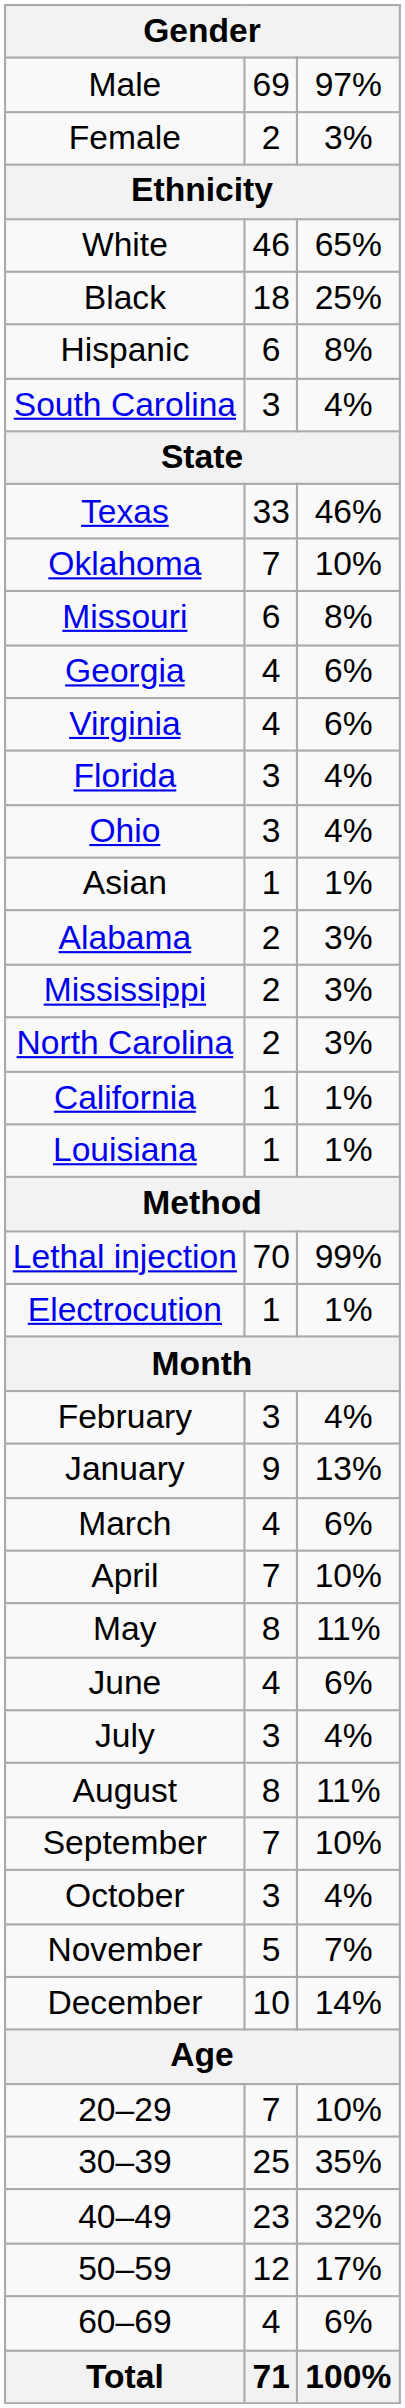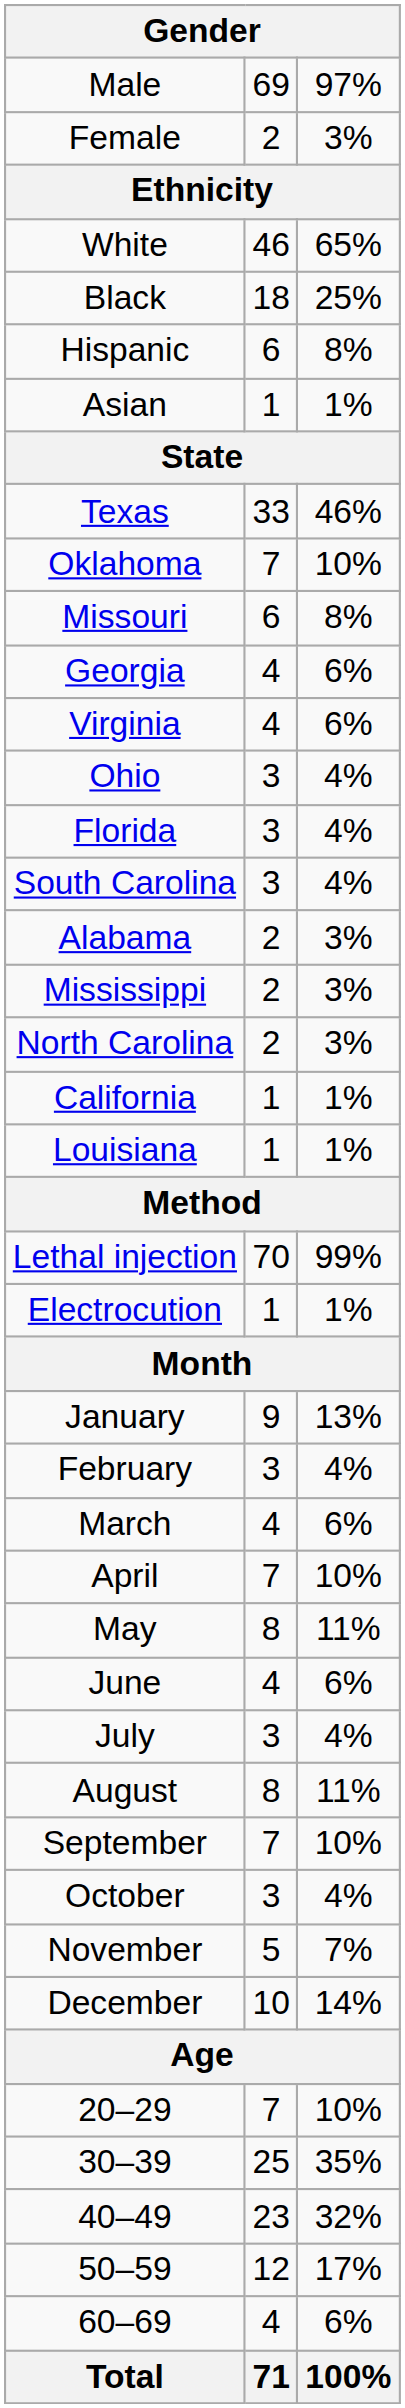rows swapped: (125, 883) <-> (125, 404)
rows swapped: (125, 777) <-> (125, 830)
rows swapped: (125, 1469) <-> (125, 1416)
